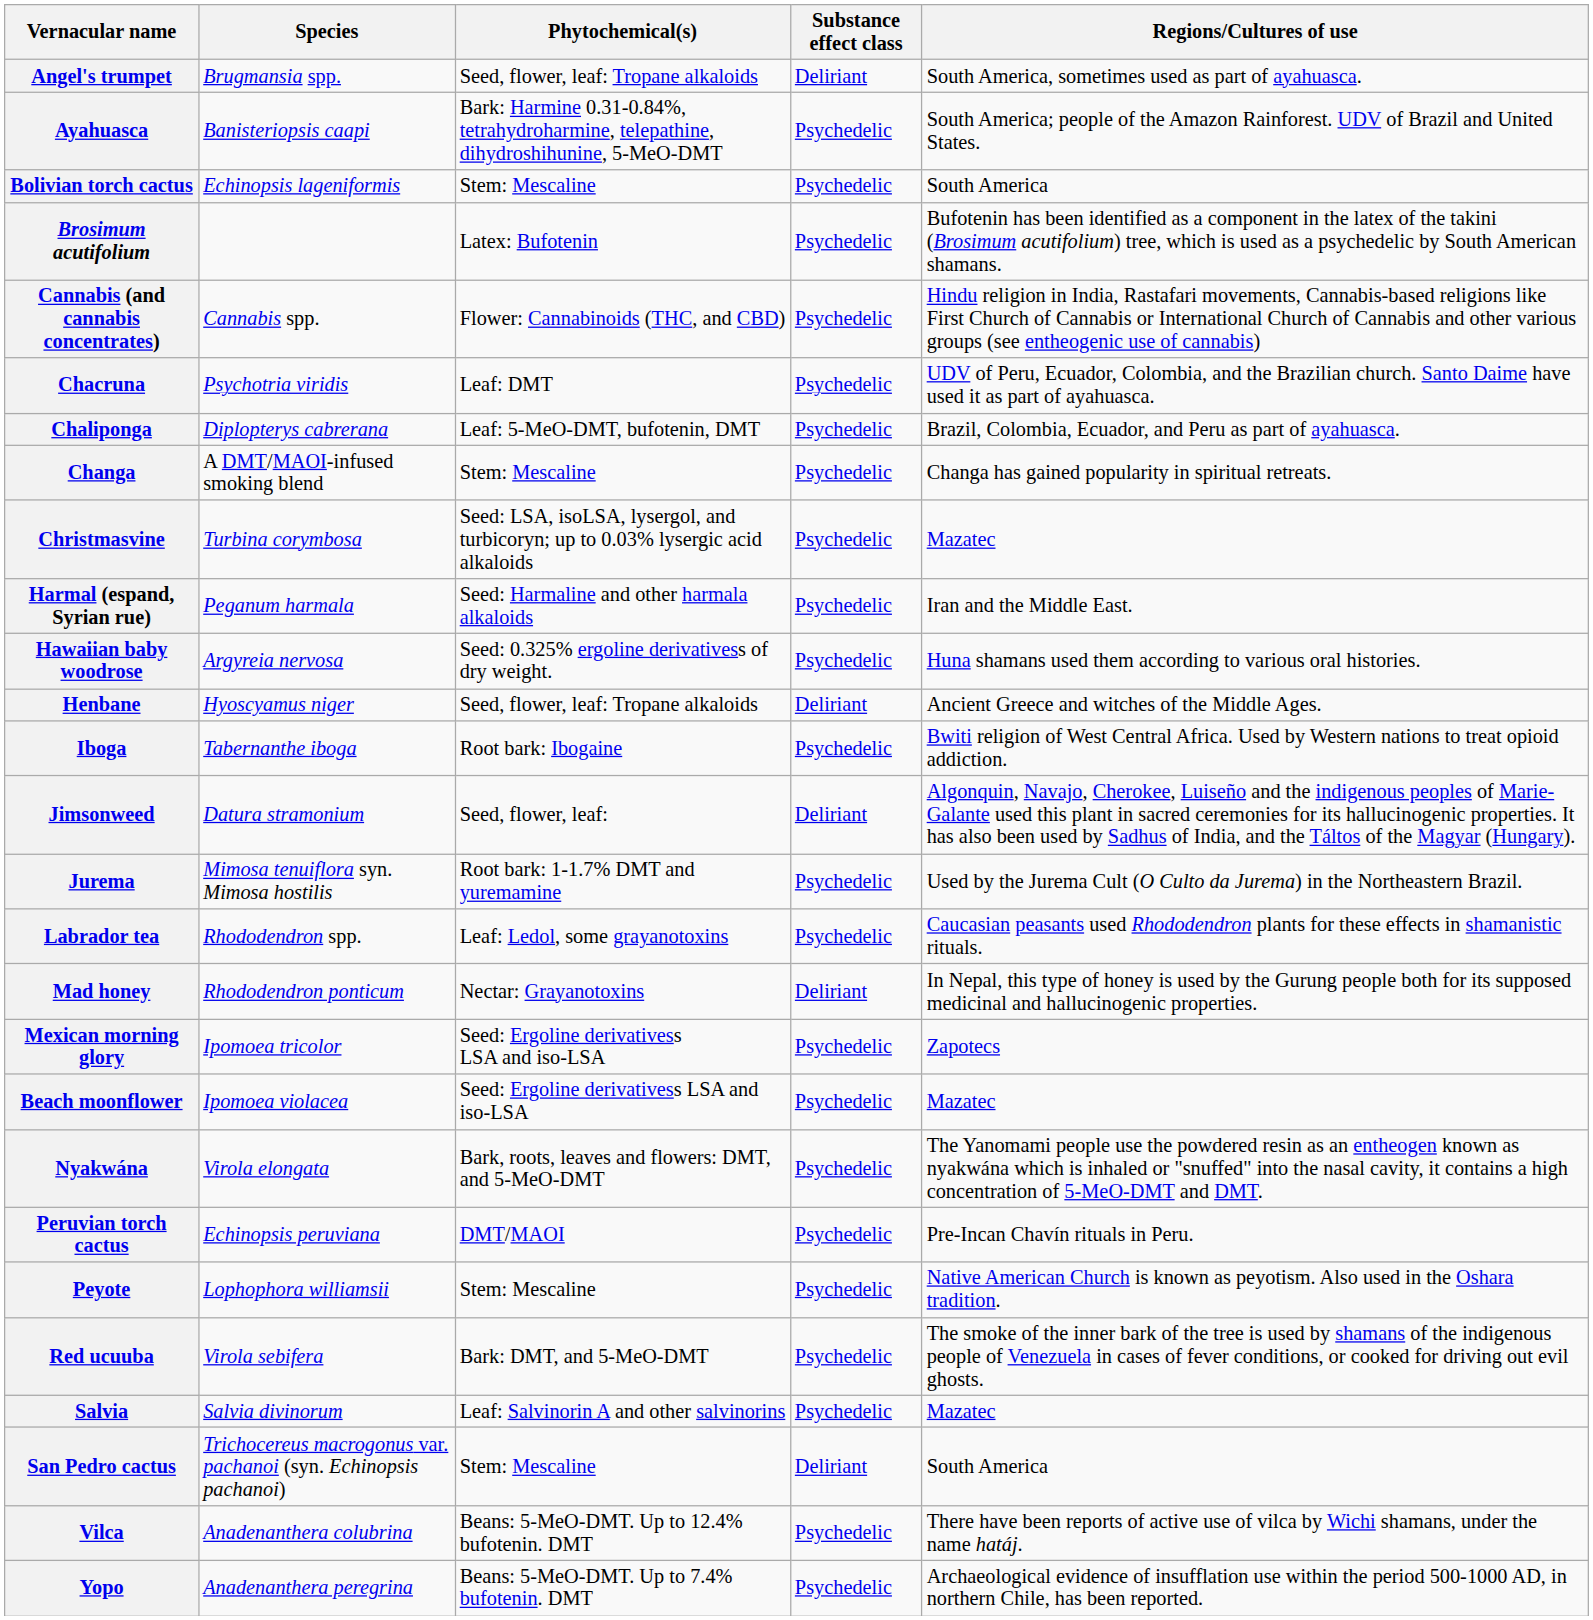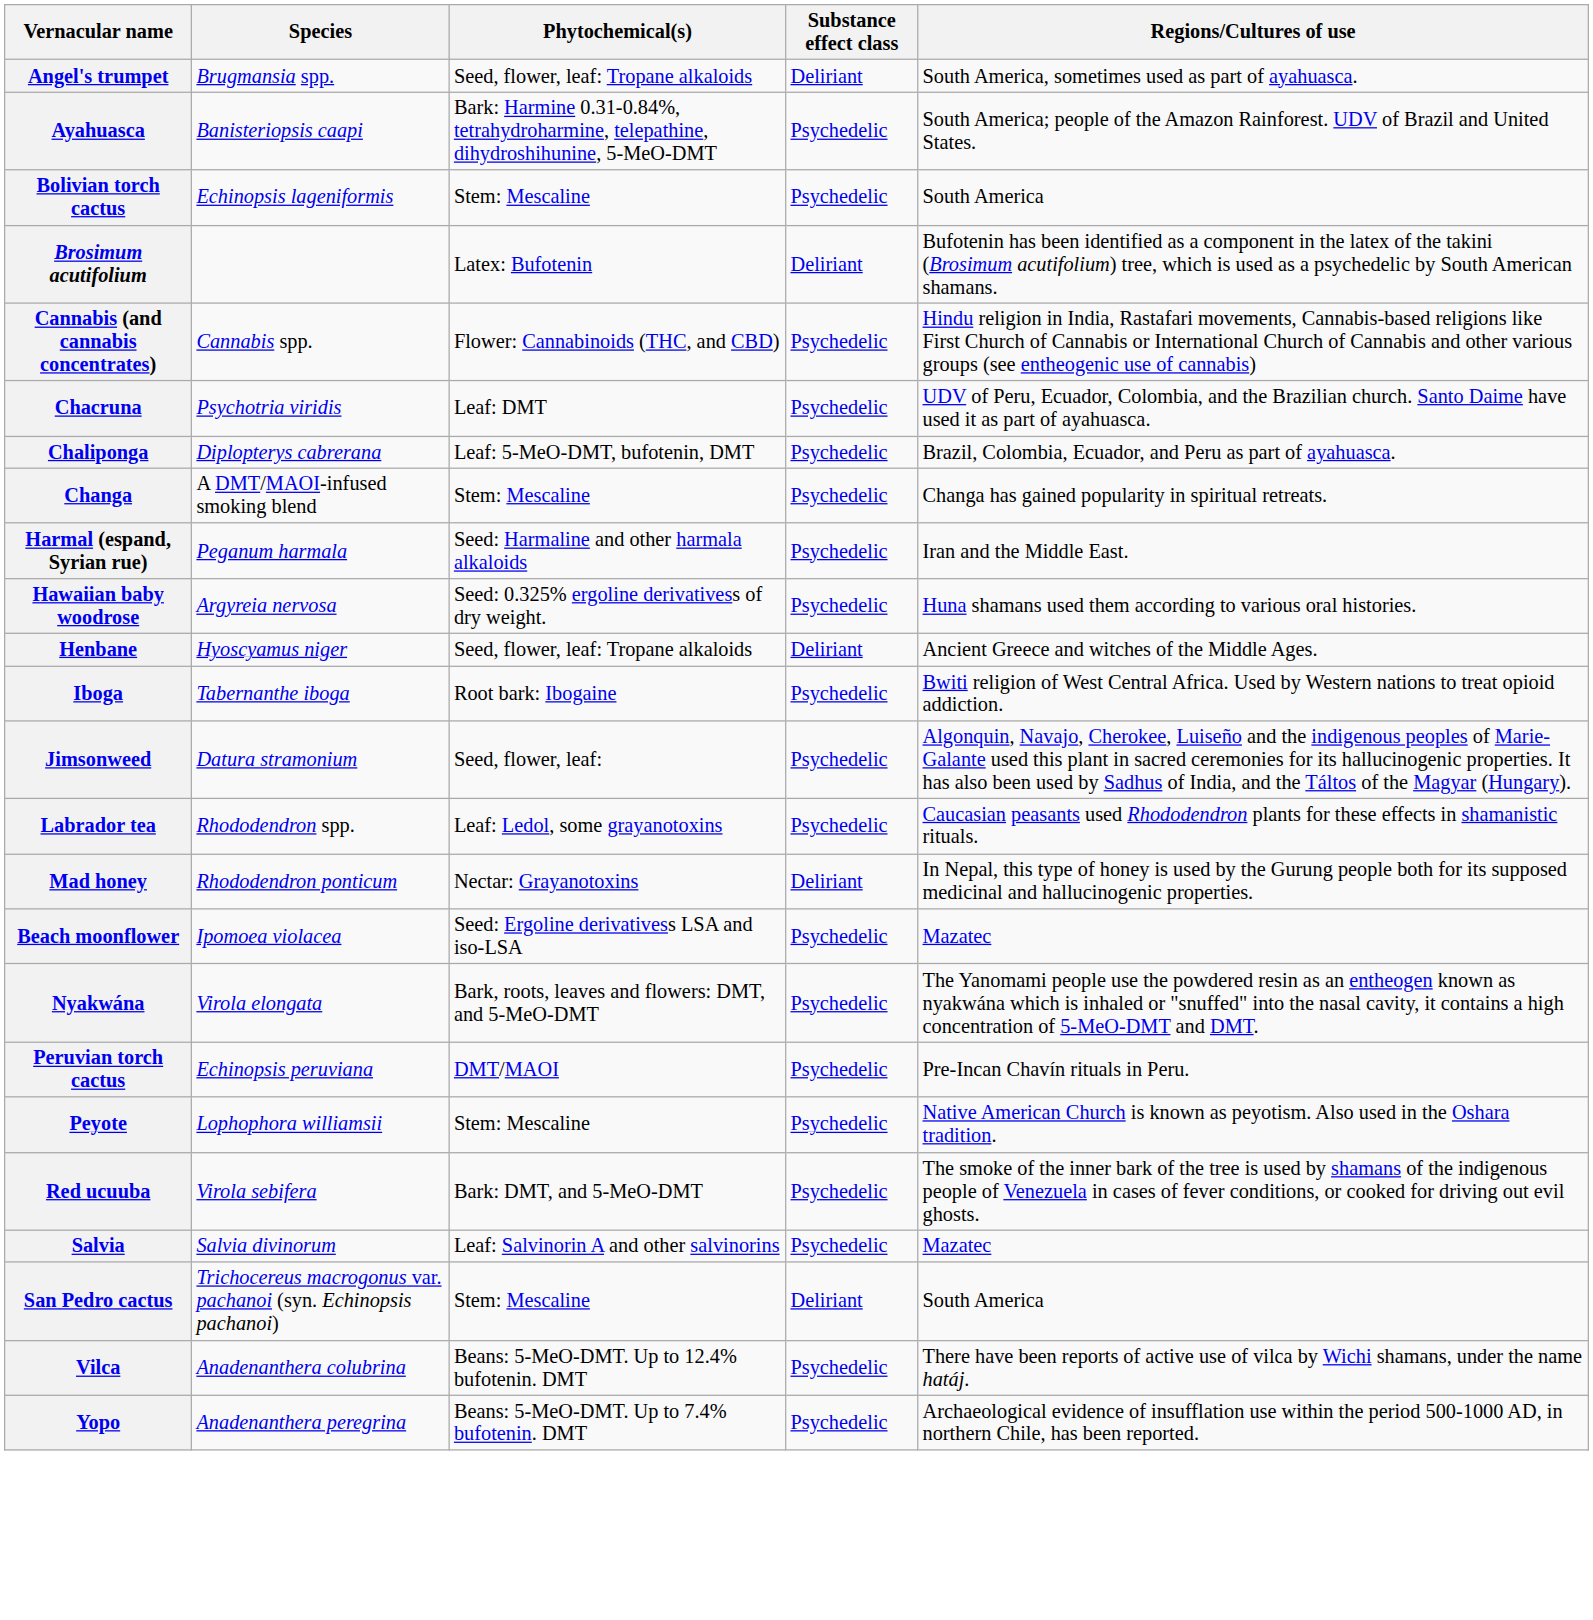(843, 240) Psychedelic -> (827, 263) Deliriant
- row: (102, 539)
(831, 814) Deliriant -> (839, 759) Psychedelic
- row: (102, 881)
- row: (102, 1046)
